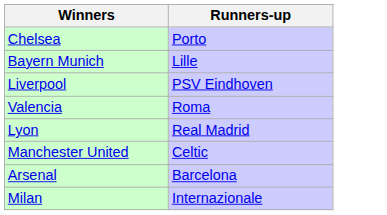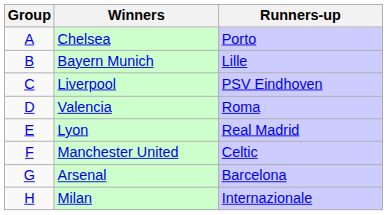+ column: (29, 15)
